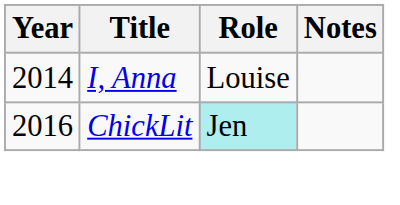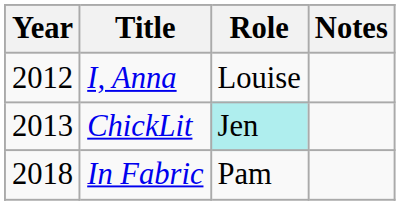(43, 77) 2014 -> (43, 77) 2012
(43, 125) 2016 -> (43, 125) 2013
+ row: (145, 174)
